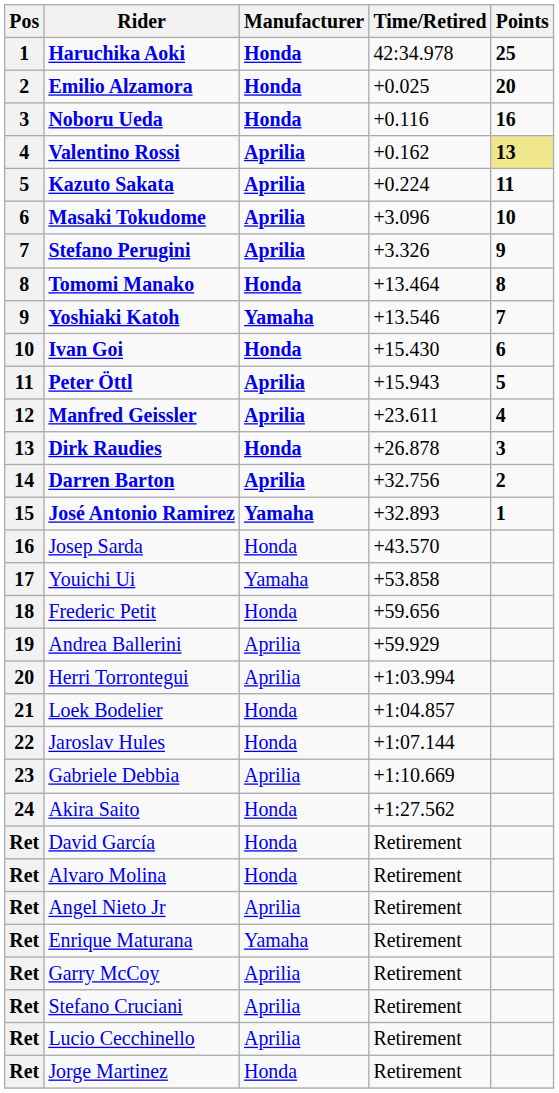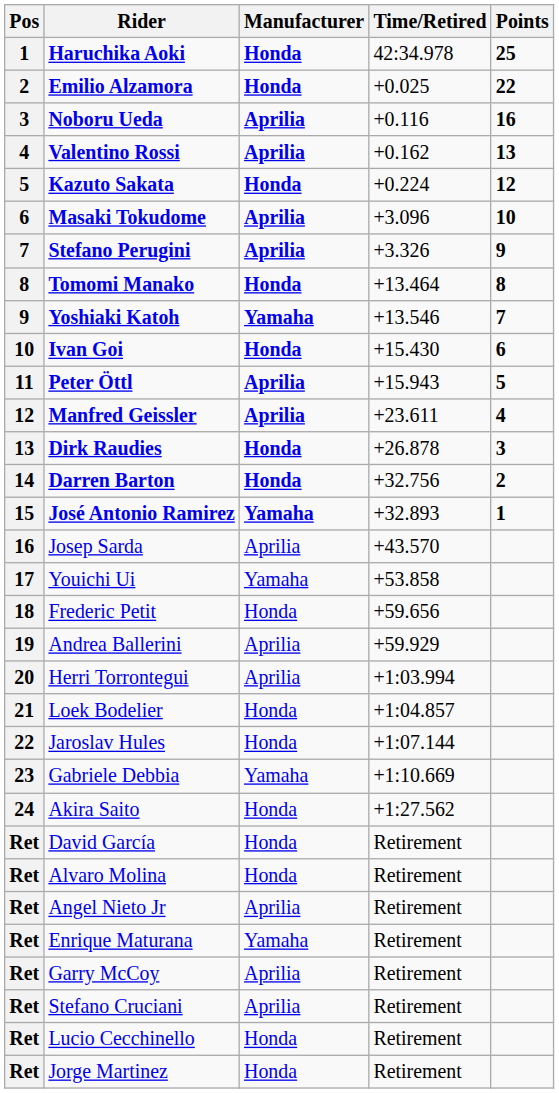(506, 86) 20 -> (506, 86) 22
(273, 119) Honda -> (274, 119) Aprilia
(506, 152) khaki background -> (506, 152) no background
(274, 185) Aprilia -> (273, 185) Honda
(505, 185) 11 -> (506, 185) 12
(274, 480) Aprilia -> (273, 480) Honda
(271, 546) Honda -> (272, 546) Aprilia
(272, 776) Aprilia -> (276, 776) Yamaha
(272, 1038) Aprilia -> (271, 1038) Honda
